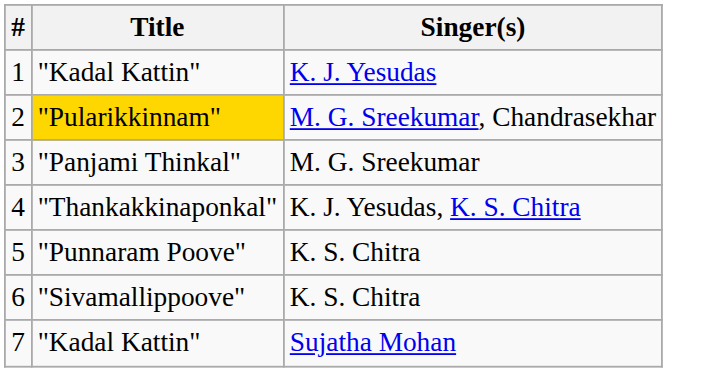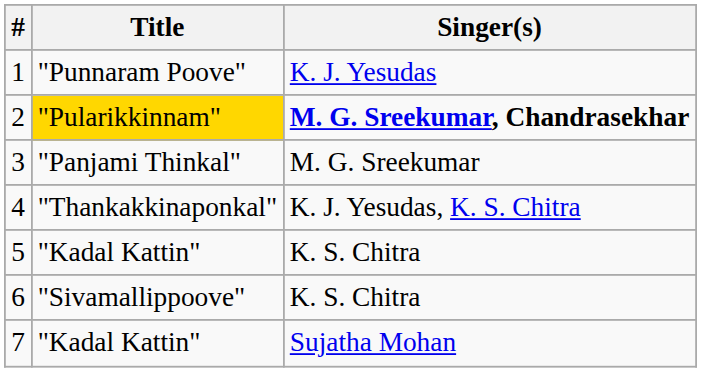(119, 72) "Kadal Kattin" -> (142, 72) "Punnaram Poove"
(473, 117) normal -> (490, 117) bold
(142, 252) "Punnaram Poove" -> (119, 252) "Kadal Kattin"
